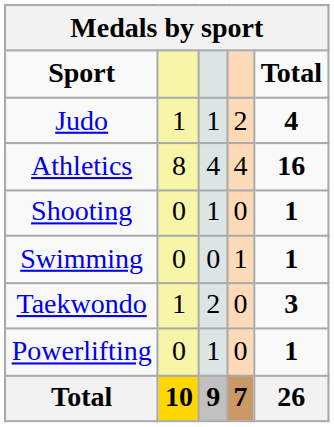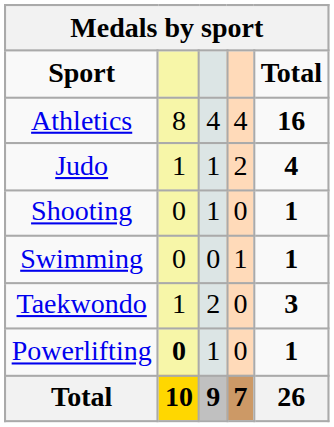rows swapped: (82, 165) <-> (82, 119)
(179, 350) normal -> (179, 350) bold
